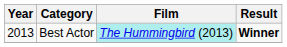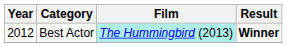(20, 33) 2013 -> (20, 33) 2012
